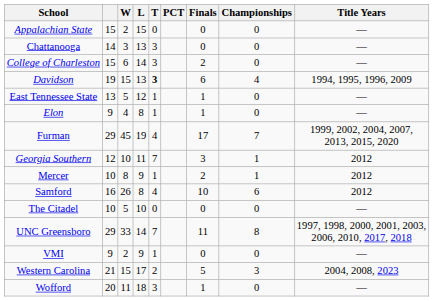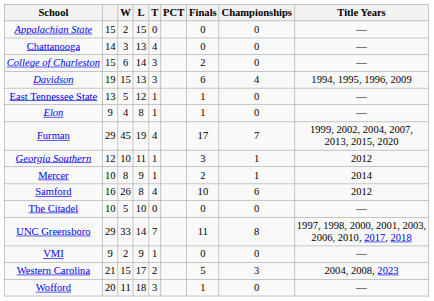(155, 46) 3 -> (155, 46) 4
(155, 79) bold -> (155, 79) normal
(155, 158) 7 -> (155, 158) 1
(362, 175) 2012 -> (362, 175) 2014
